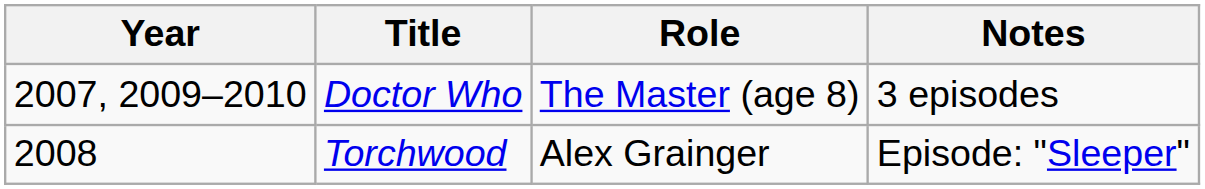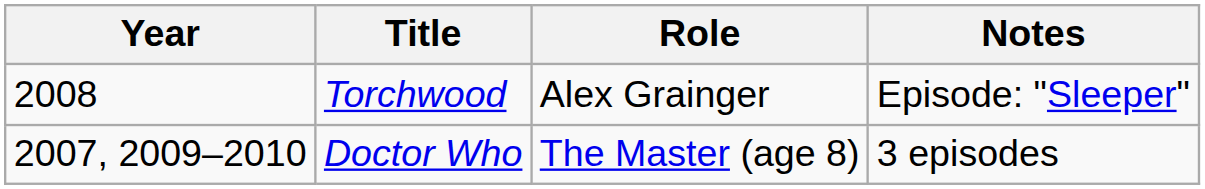rows swapped: (423, 93) <-> (415, 153)
